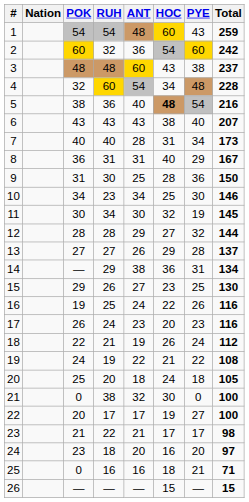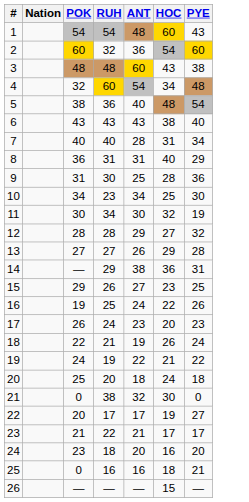- column: (228, 13)
(169, 104) bold -> (169, 104) normal
